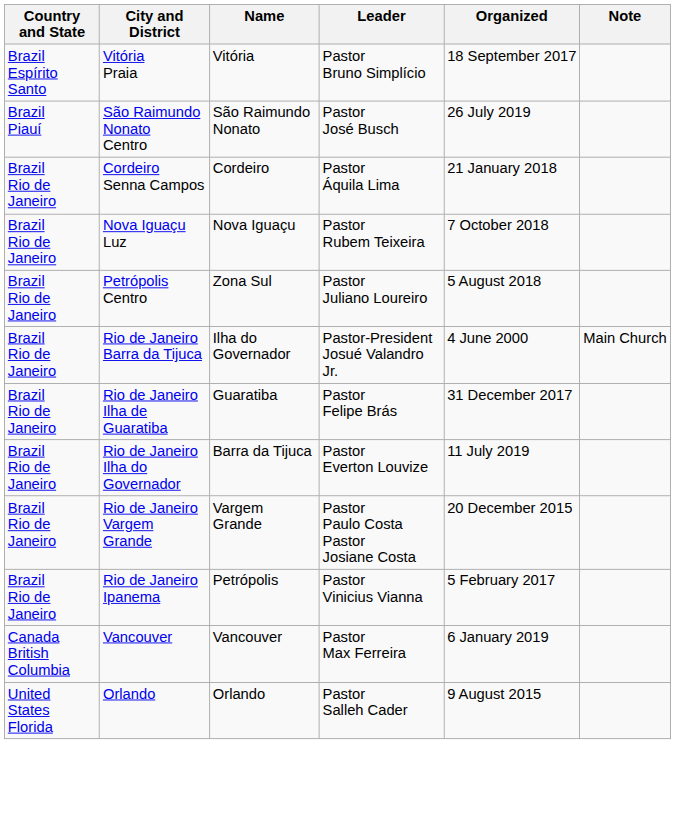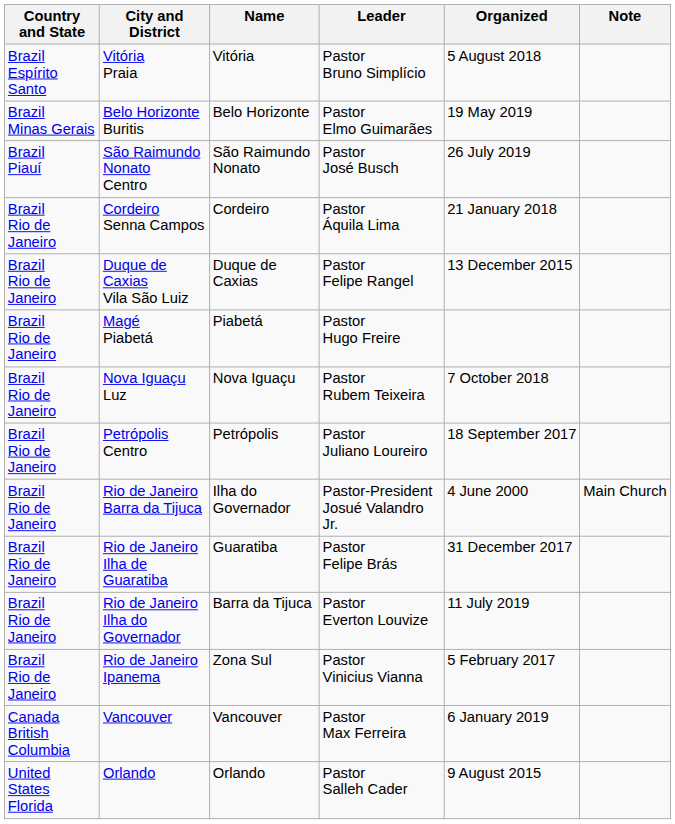(512, 56) 18 September 2017 -> (494, 56) 5 August 2018
+ row: (151, 120)
+ row: (146, 281)
+ row: (128, 330)
(242, 281) Zona Sul -> (246, 434) Petrópolis
(494, 281) 5 August 2018 -> (512, 434) 18 September 2017
- row: (150, 524)
(246, 580) Petrópolis -> (242, 660) Zona Sul
